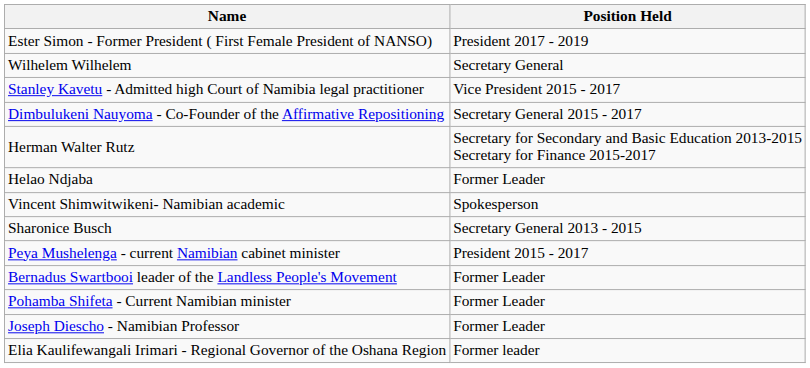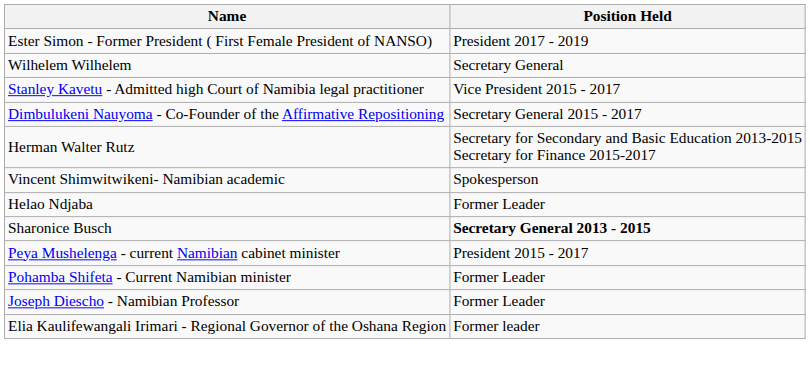rows swapped: (146, 204) <-> (50, 180)
(547, 228) normal -> (552, 228) bold
- row: (202, 277)
